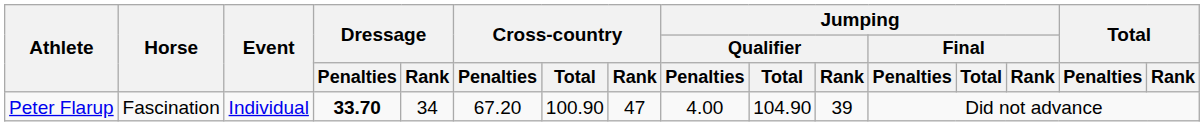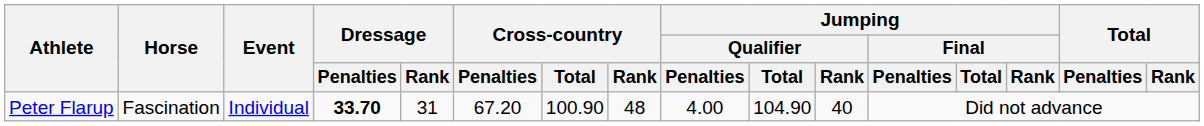(427, 107) 34 -> (427, 107) 31
(635, 107) 47 -> (635, 107) 48
(842, 107) 39 -> (842, 107) 40
